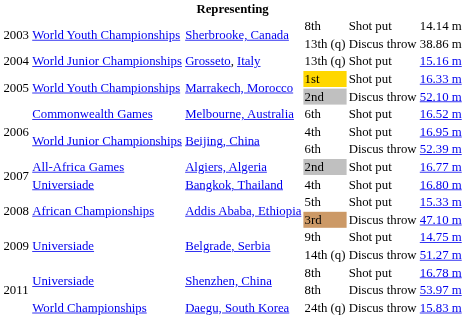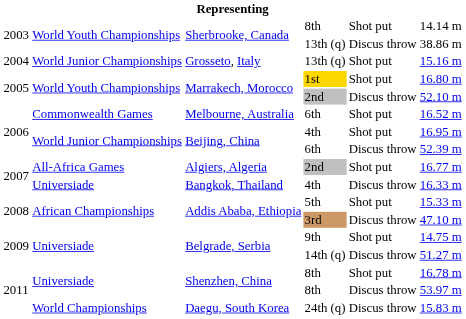(441, 79) 16.33 m -> (441, 79) 16.80 m
(370, 184) Shot put -> (383, 184) Discus throw
(441, 184) 16.80 m -> (441, 184) 16.33 m
